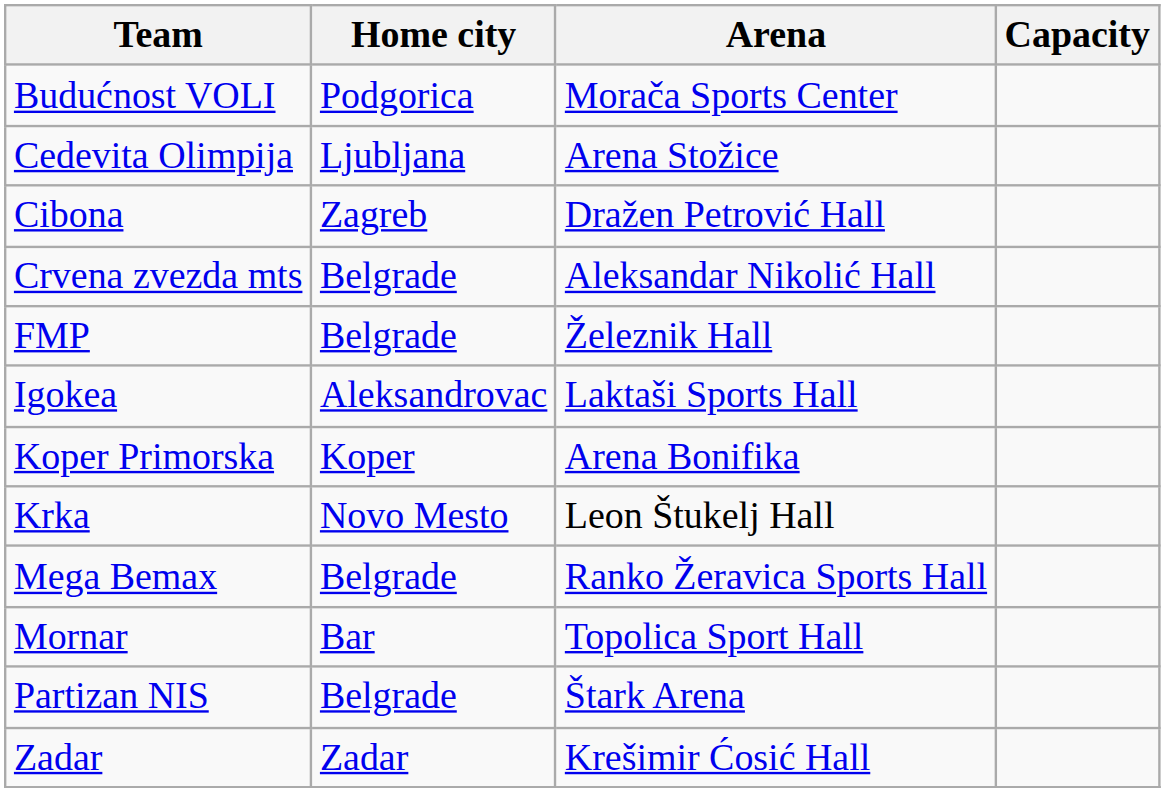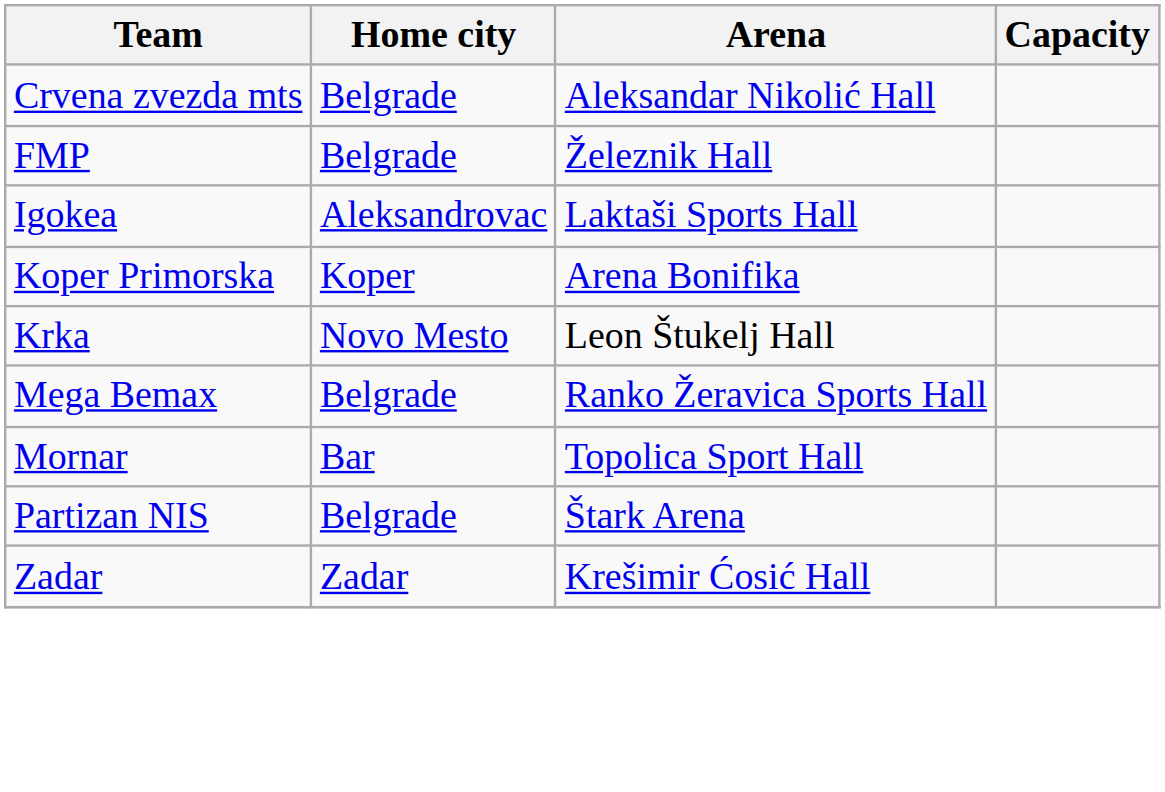- row: (145, 94)
- row: (153, 154)
- row: (69, 214)
